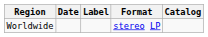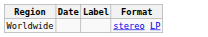- column: (183, 11)
